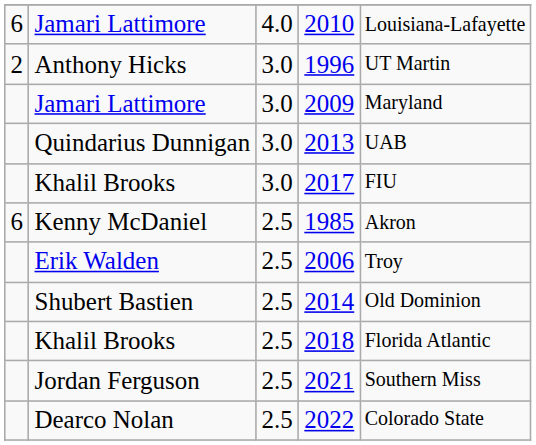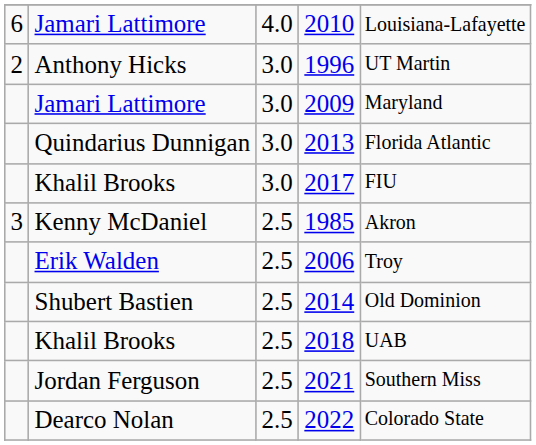(386, 143) UAB -> (428, 143) Florida Atlantic
(17, 222) 6 -> (17, 222) 3
(428, 340) Florida Atlantic -> (386, 340) UAB
